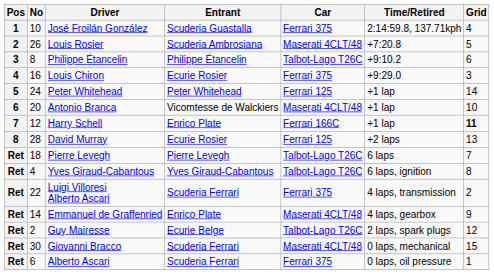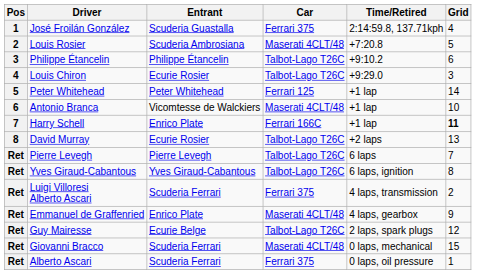- column: (36, 12)
(308, 76) Ferrari 375 -> (305, 76) Talbot-Lago T26C
(308, 140) Ferrari 125 -> (305, 140) Talbot-Lago T26C
